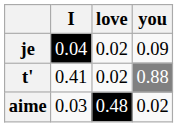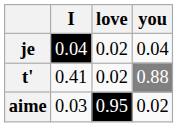(153, 48) 0.09 -> (153, 48) 0.04
(112, 106) 0.48 -> (112, 106) 0.95
